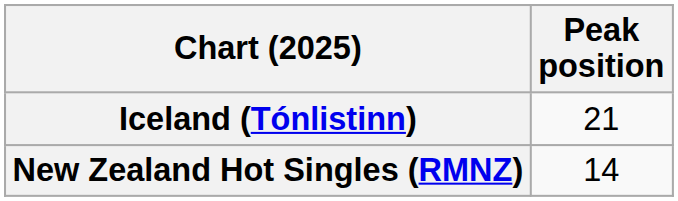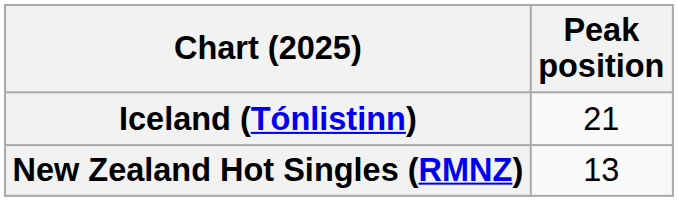(601, 169) 14 -> (601, 169) 13
